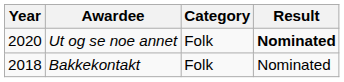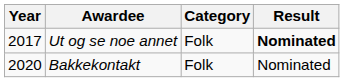(25, 40) 2020 -> (25, 40) 2017
(25, 64) 2018 -> (25, 64) 2020
